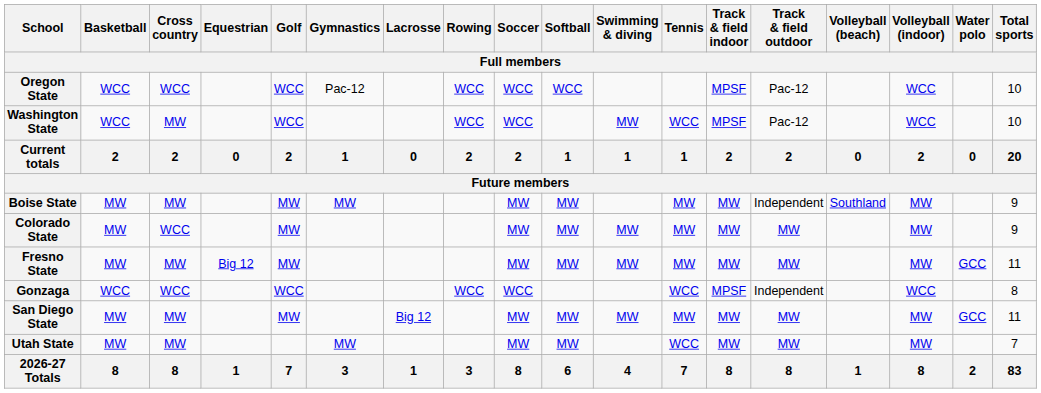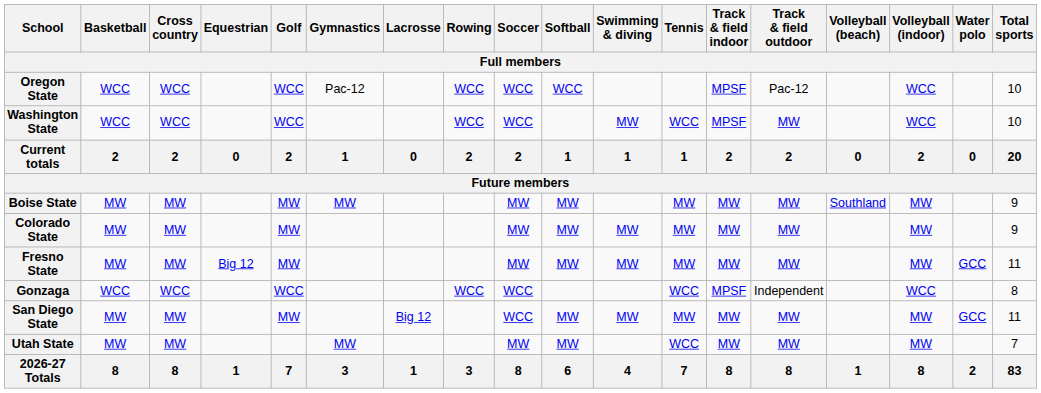(175, 122) MW -> (175, 122) WCC
(789, 122) Pac-12 -> (789, 122) MW
(789, 203) Independent -> (789, 203) MW
(175, 230) WCC -> (175, 230) MW
(518, 317) MW -> (518, 317) WCC
